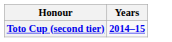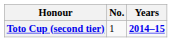+ column: (117, 12)
